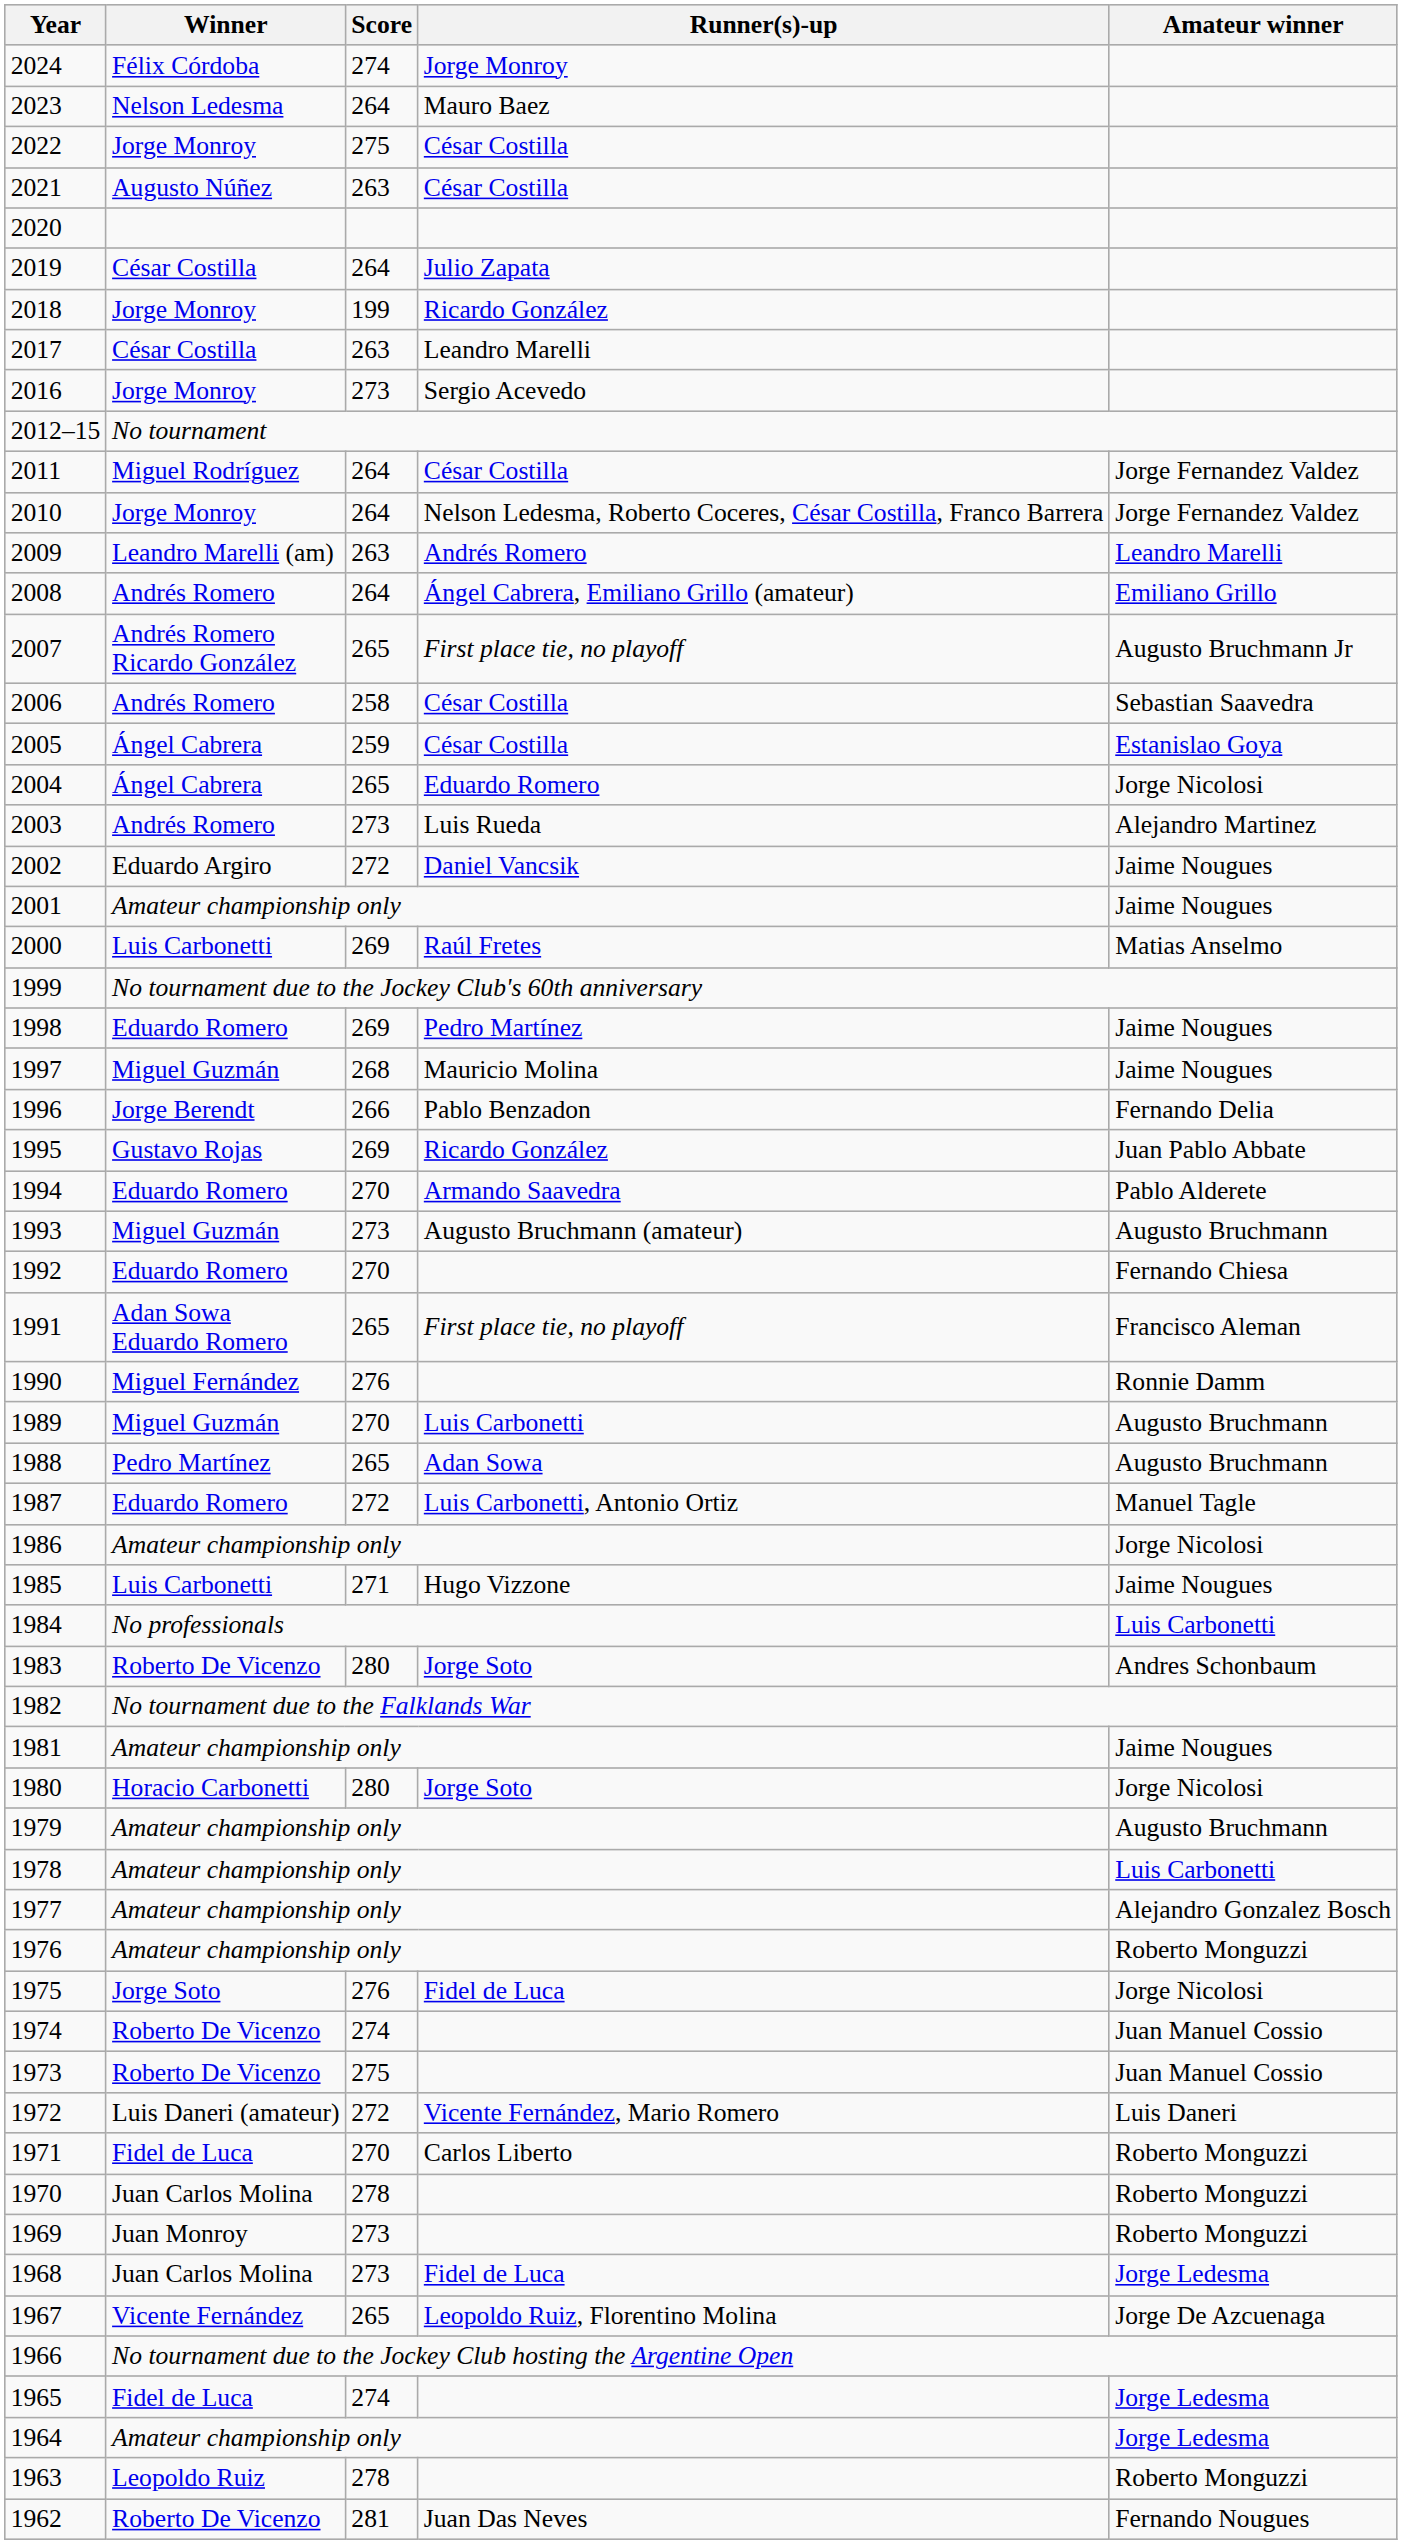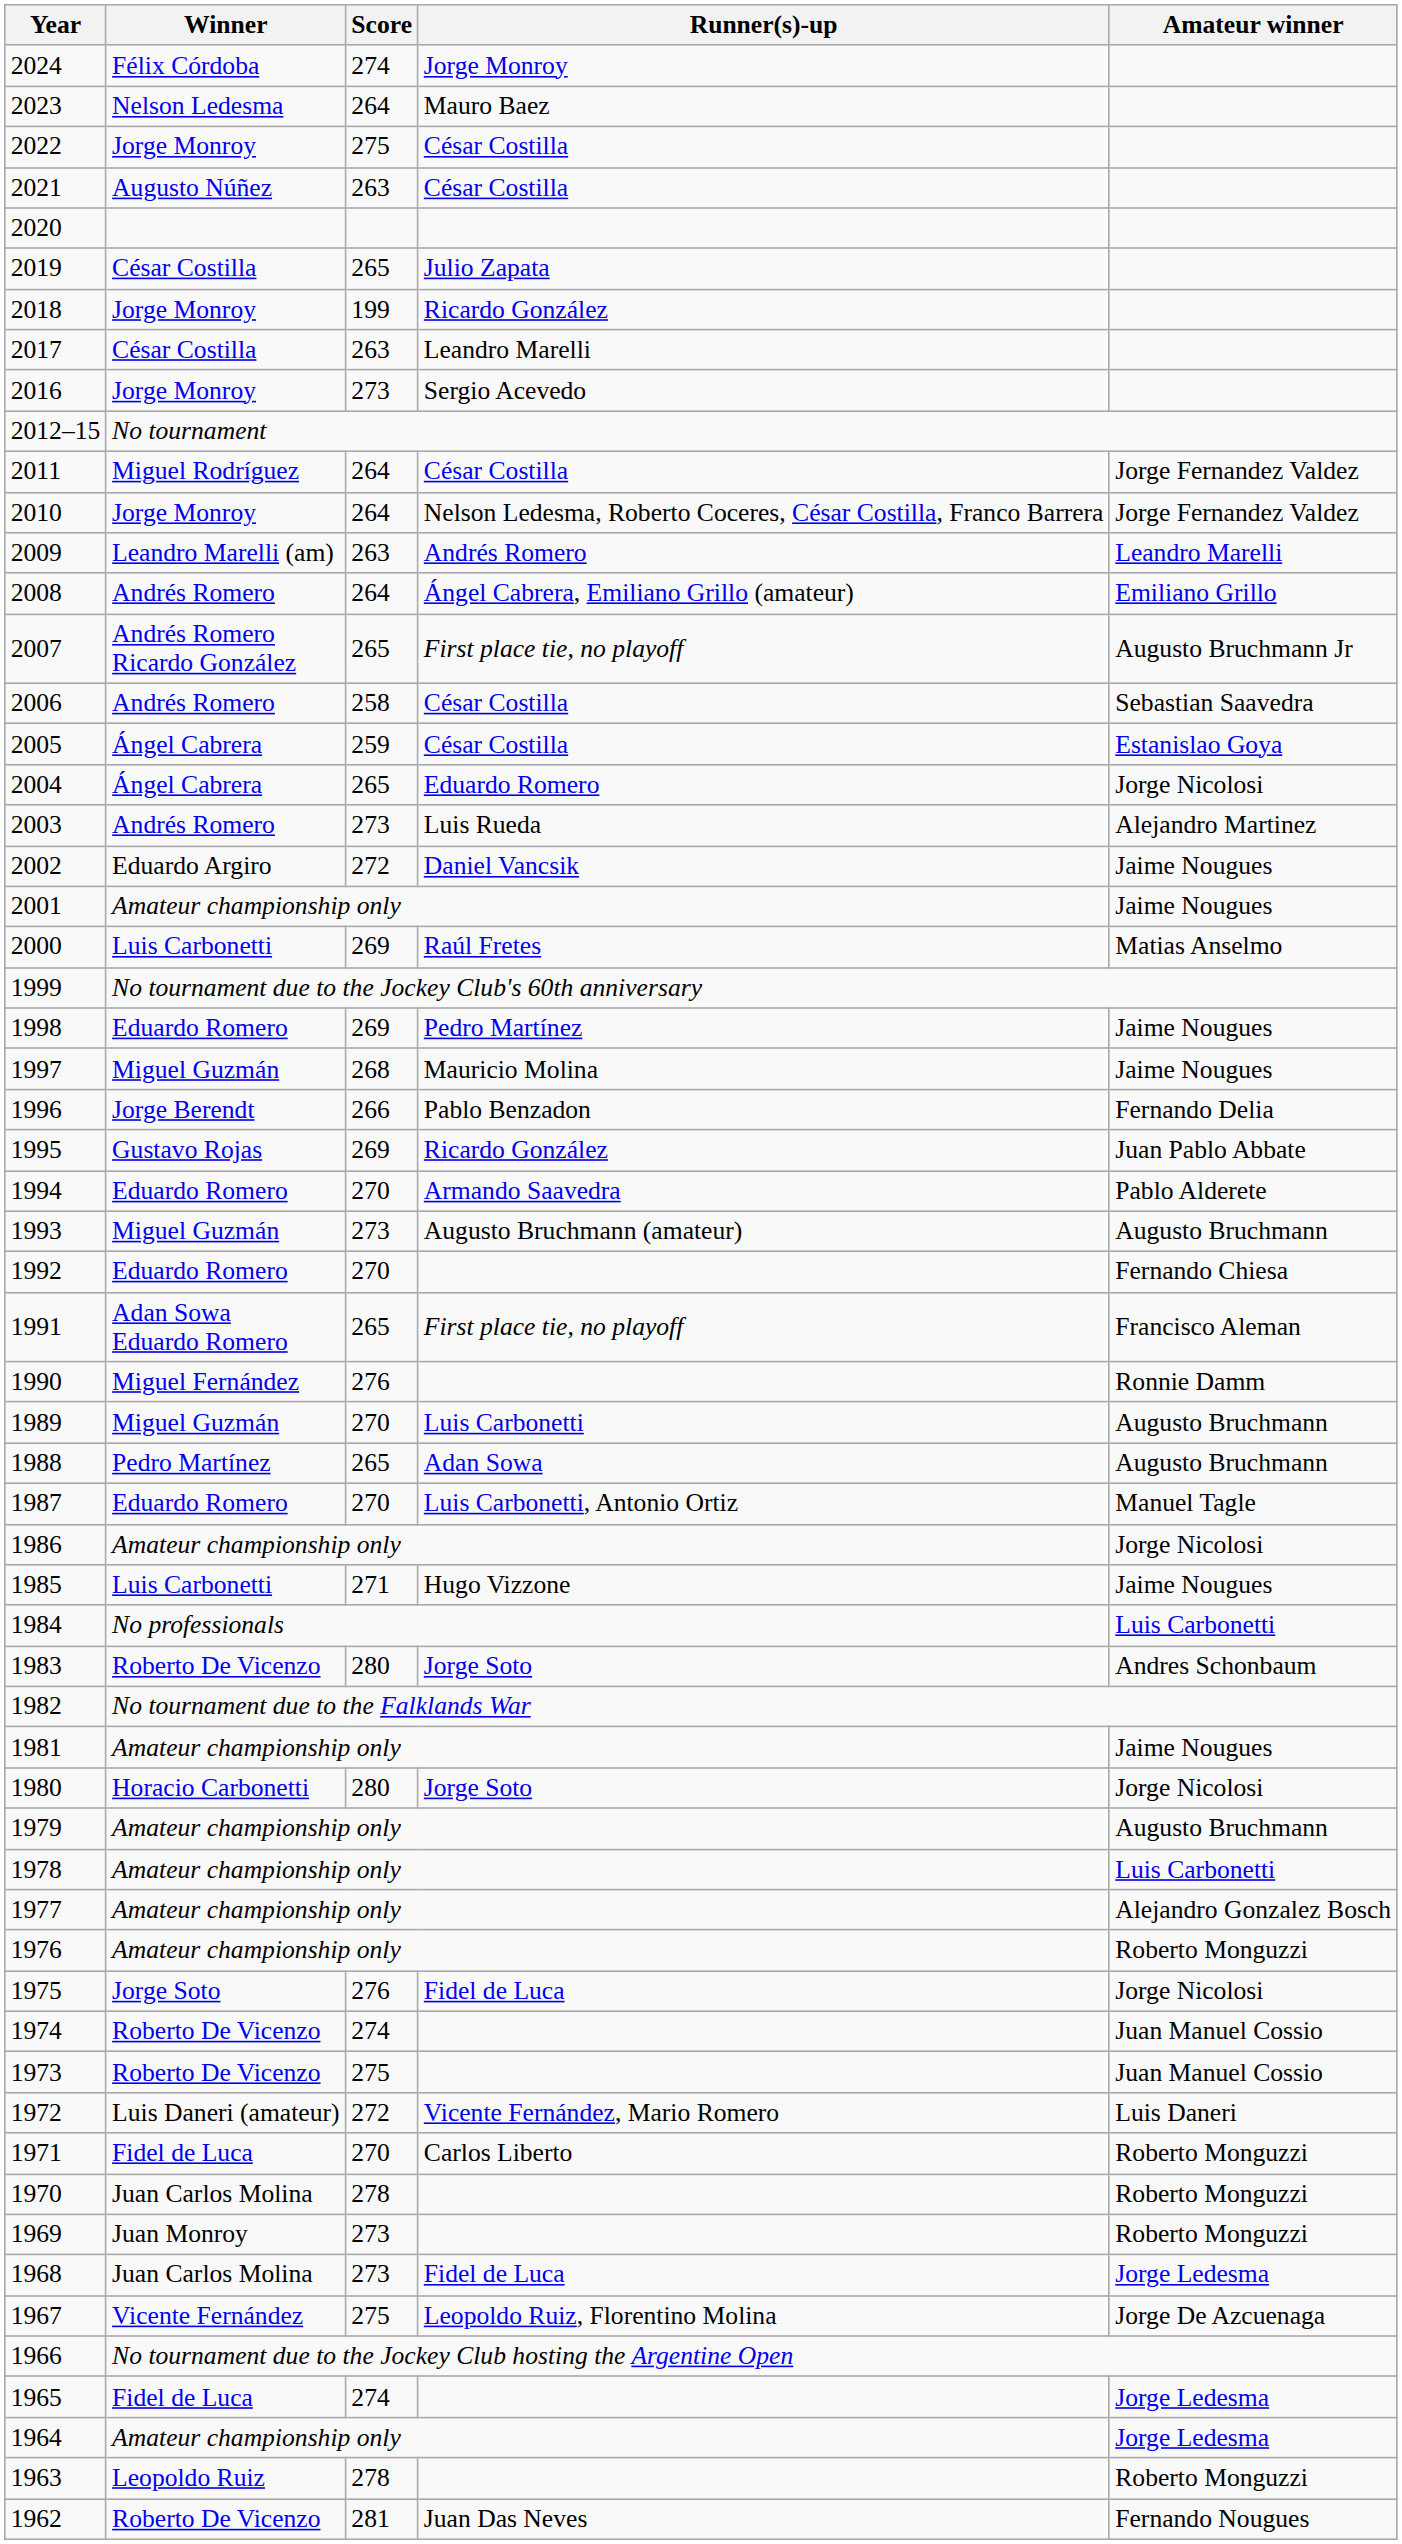(371, 268) 264 -> (371, 268) 265
(371, 1503) 272 -> (371, 1503) 270
(371, 2315) 265 -> (371, 2315) 275
